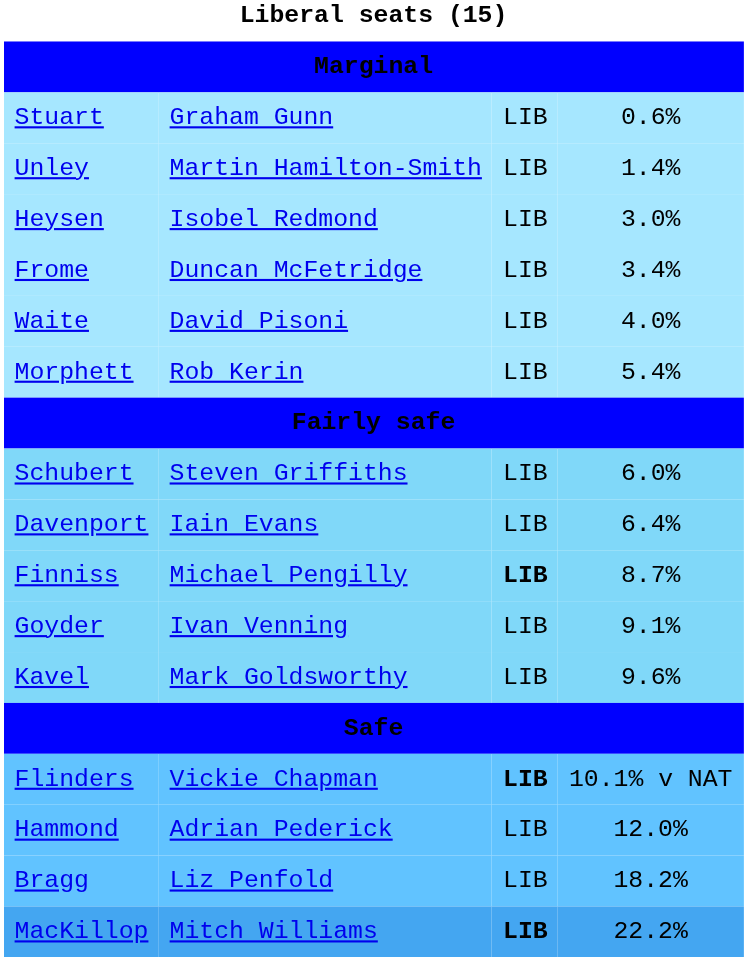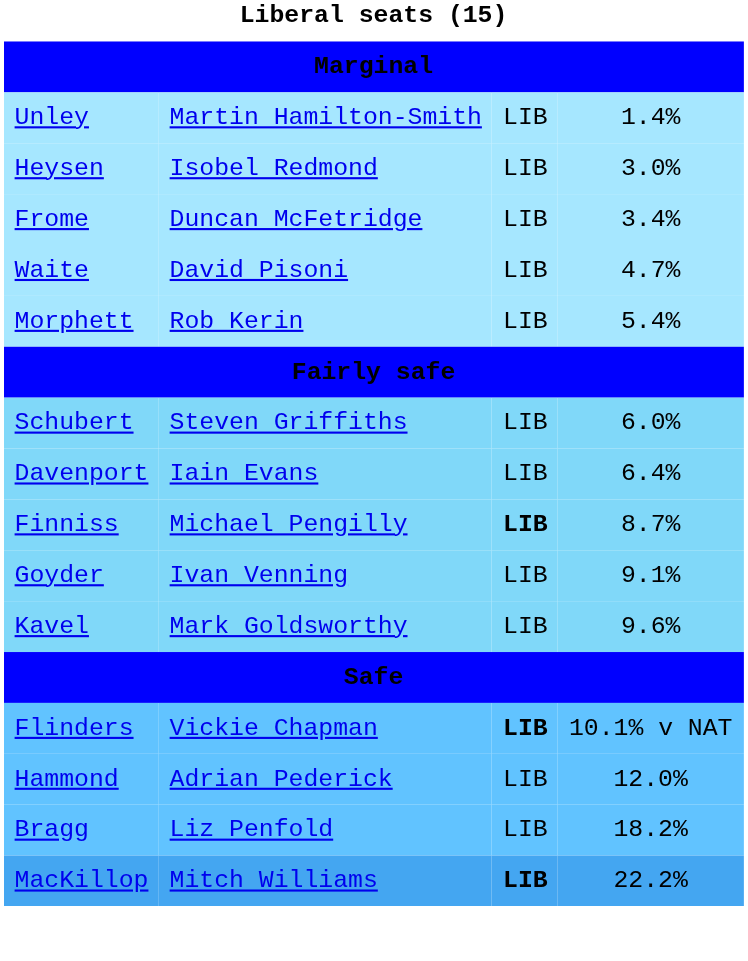- row: (59, 117)
(651, 321) 4.0% -> (651, 270) 4.7%
